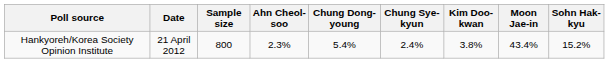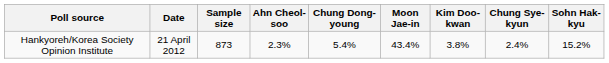columns swapped: (412, 18) <-> (524, 18)
(224, 45) 800 -> (224, 45) 873
